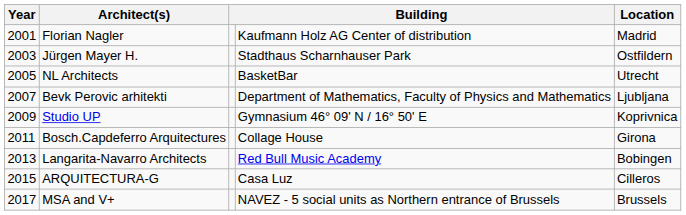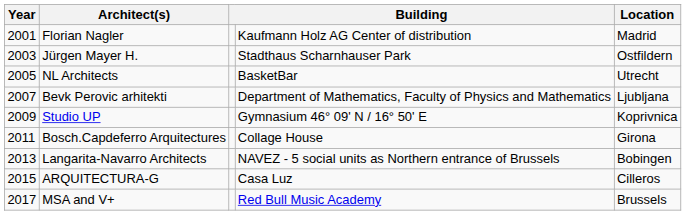(310, 158) Red Bull Music Academy -> (399, 158) NAVEZ - 5 social units as Northern entrance of Brussels
(399, 199) NAVEZ - 5 social units as Northern entrance of Brussels -> (310, 199) Red Bull Music Academy
